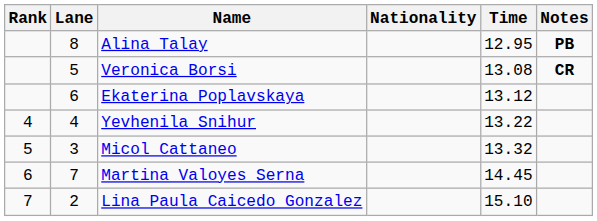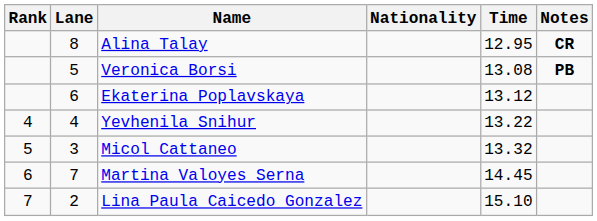(564, 44) PB -> (564, 44) CR
(564, 70) CR -> (564, 70) PB
